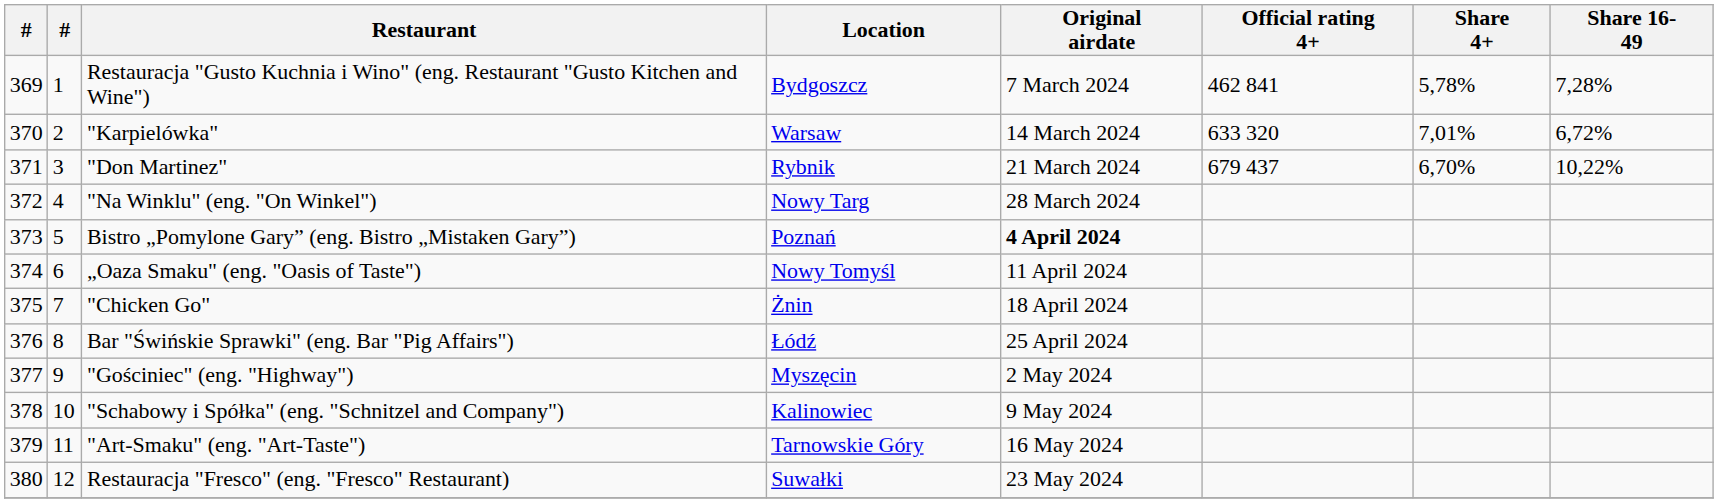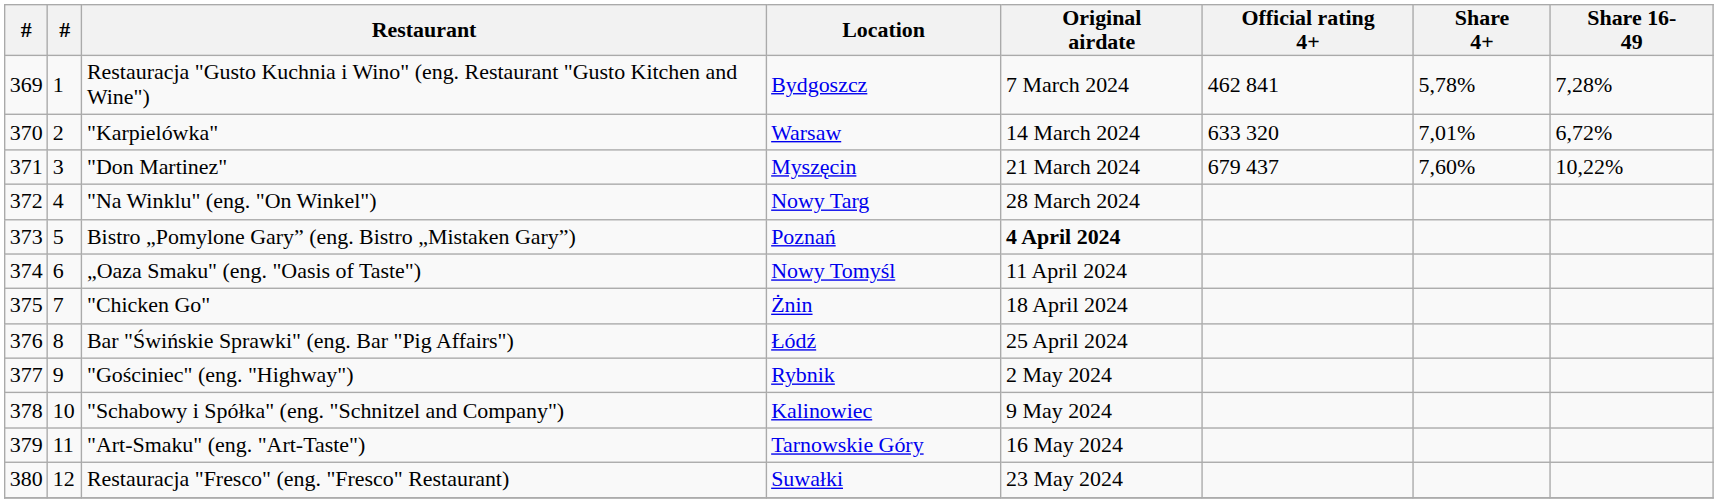(803, 166) Rybnik -> (814, 166) Myszęcin
(1447, 166) 6,70% -> (1447, 166) 7,60%
(814, 375) Myszęcin -> (803, 375) Rybnik
